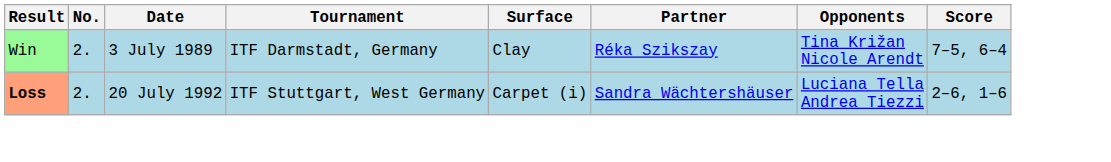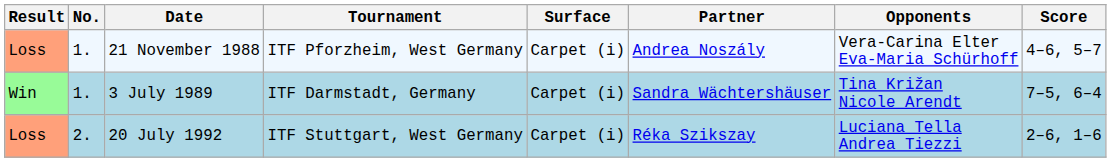+ row: (184, 51)
(82, 51) 2. -> (82, 93) 1.
(512, 51) Clay -> (578, 93) Carpet (i)
(656, 51) Réka Szikszay -> (732, 93) Sandra Wächtershäuser
(27, 93) bold -> (27, 136) normal
(694, 93) Sandra Wächtershäuser -> (694, 136) Réka Szikszay
